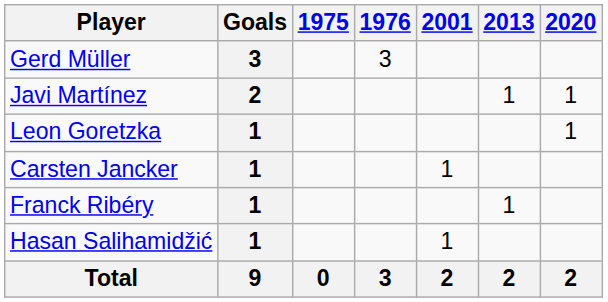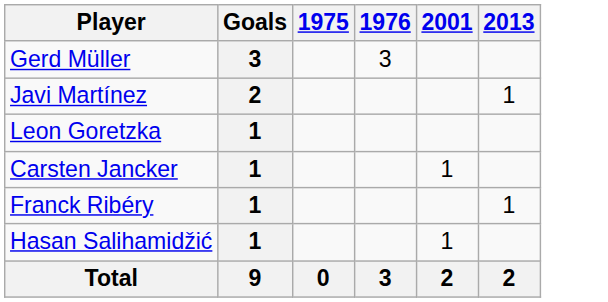- column: (571, 22)
